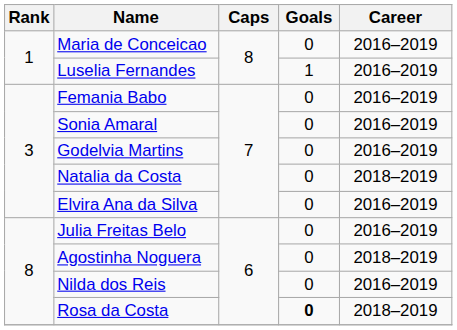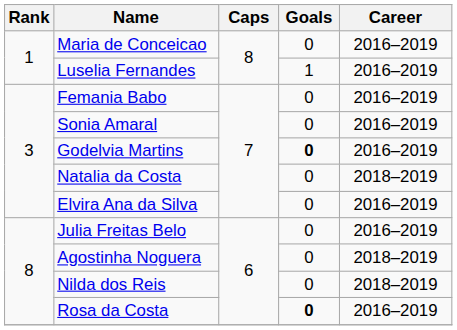(309, 151) normal -> (309, 151) bold
(395, 284) 2016–2019 -> (395, 284) 2018–2019
(395, 310) 2018–2019 -> (395, 310) 2016–2019
